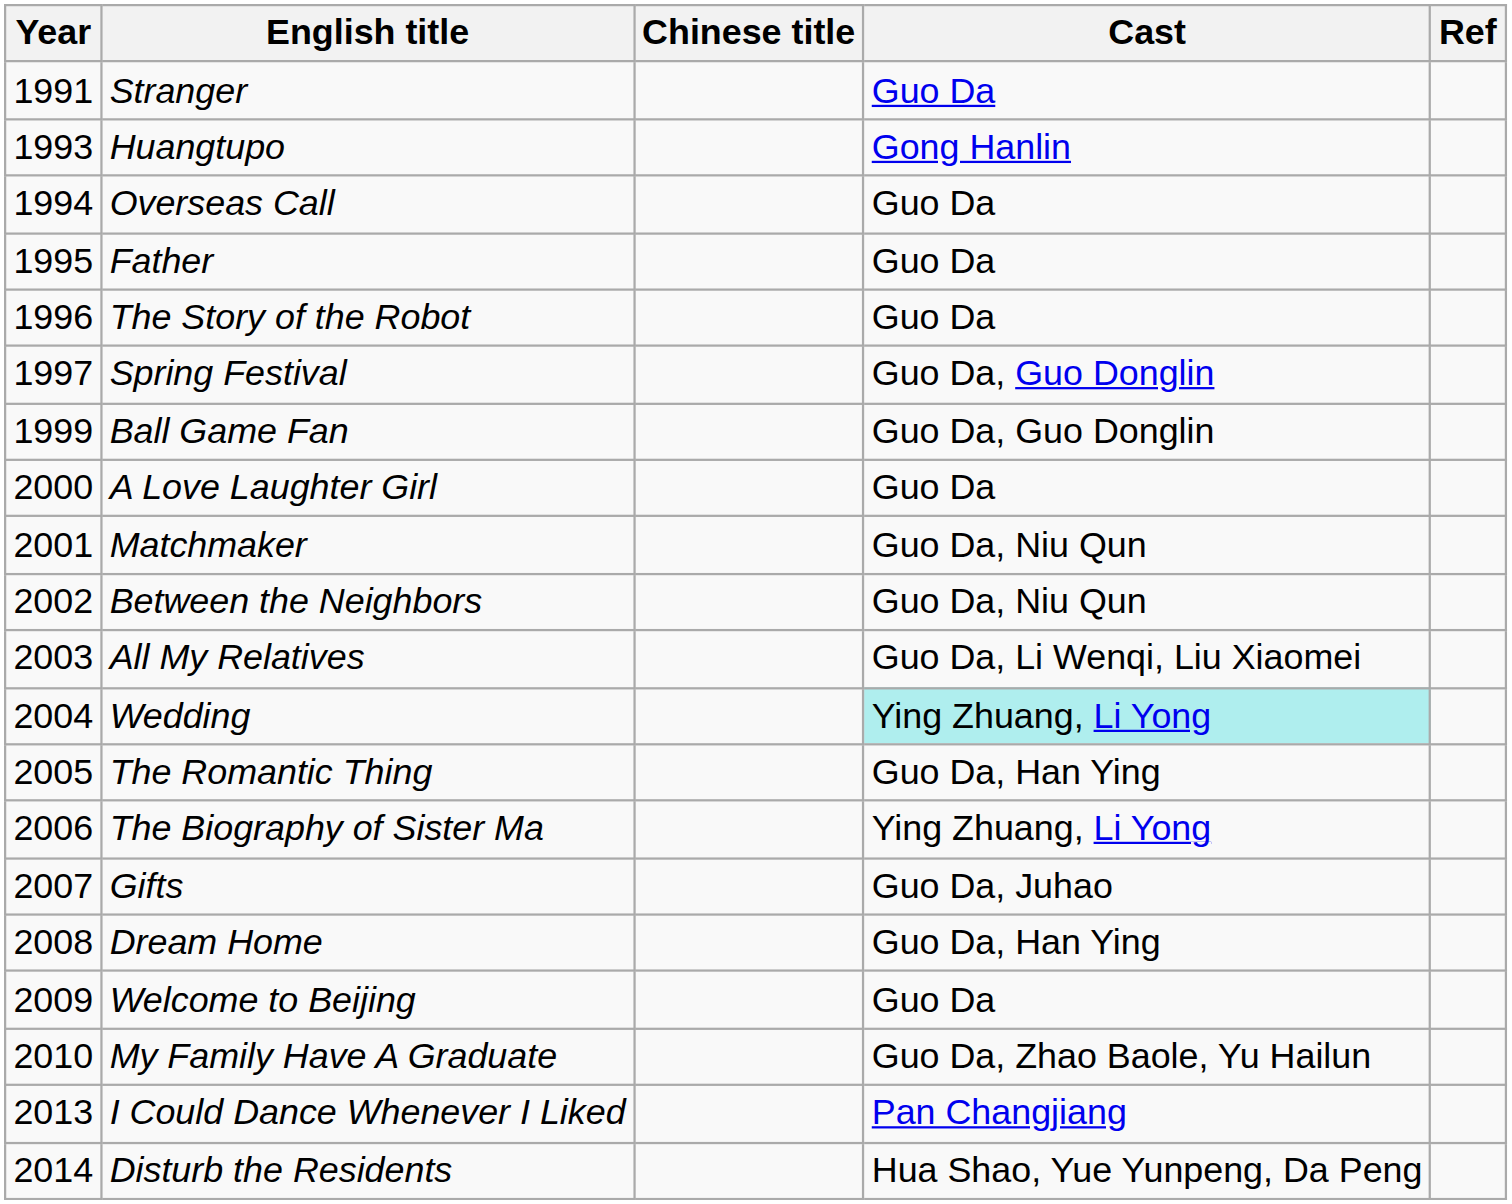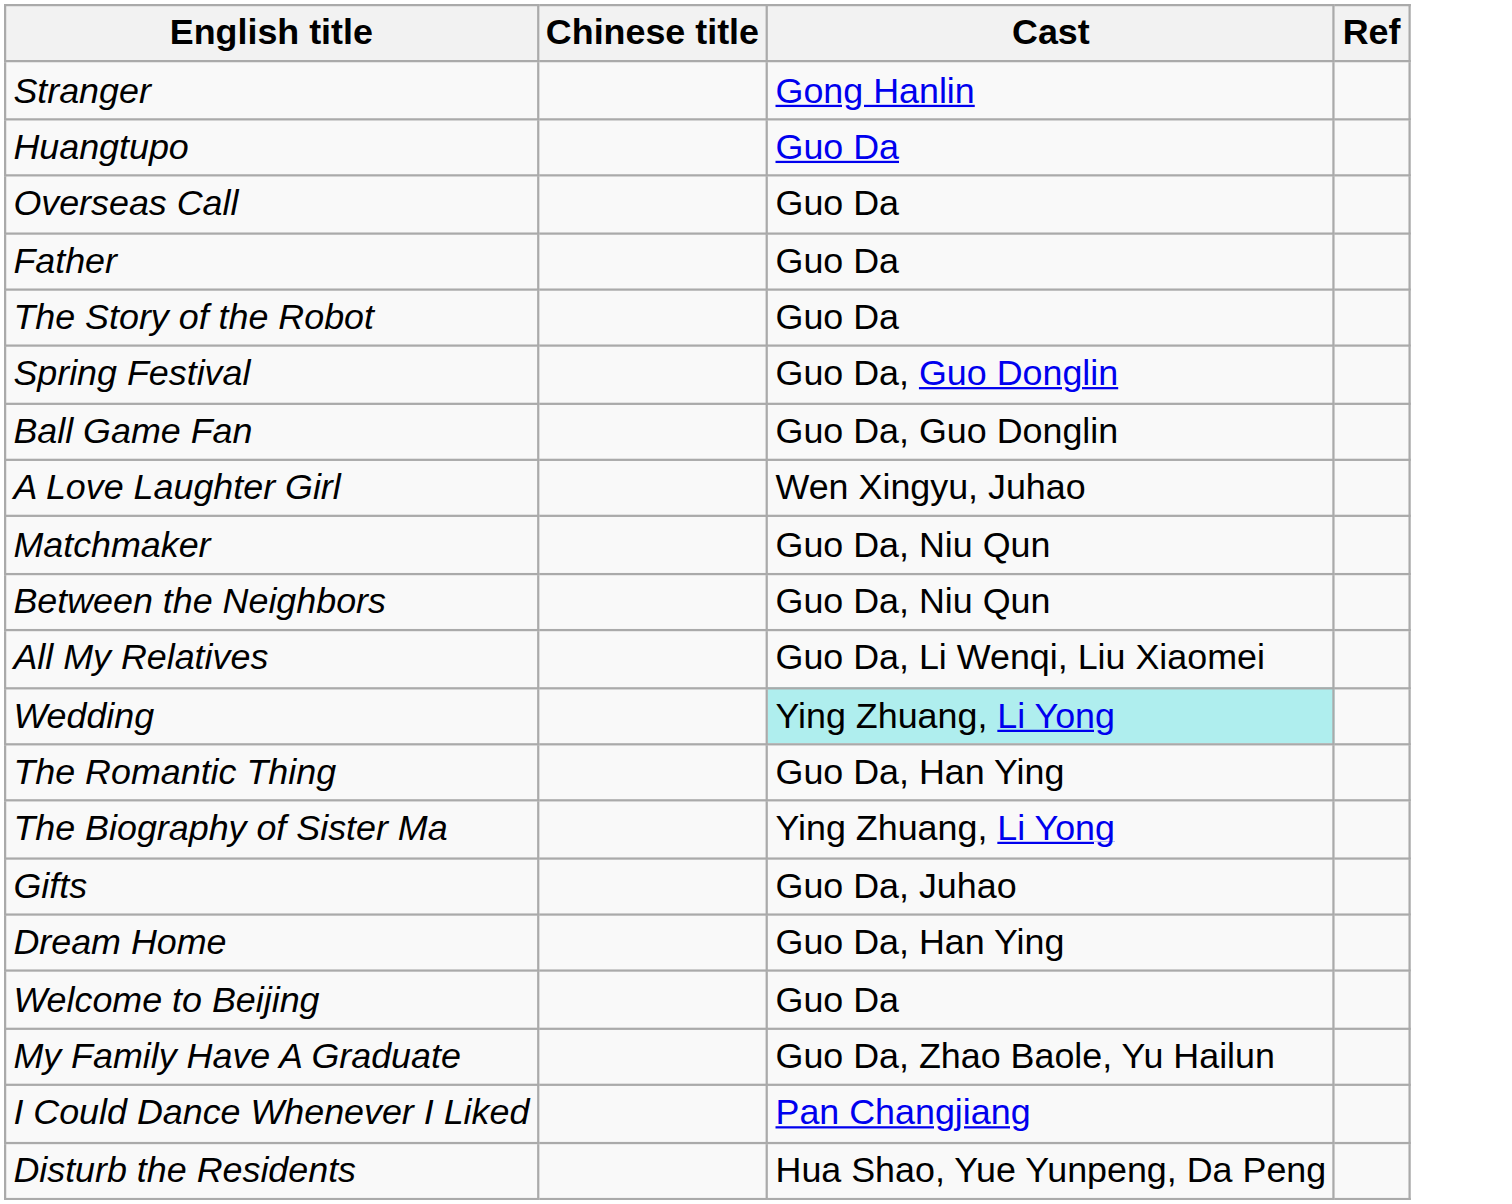- column: (53, 32)
(934, 89) Guo Da -> (875, 89) Gong Hanlin
(971, 146) Gong Hanlin -> (837, 146) Guo Da
(934, 487) Guo Da -> (931, 487) Wen Xingyu, Juhao
